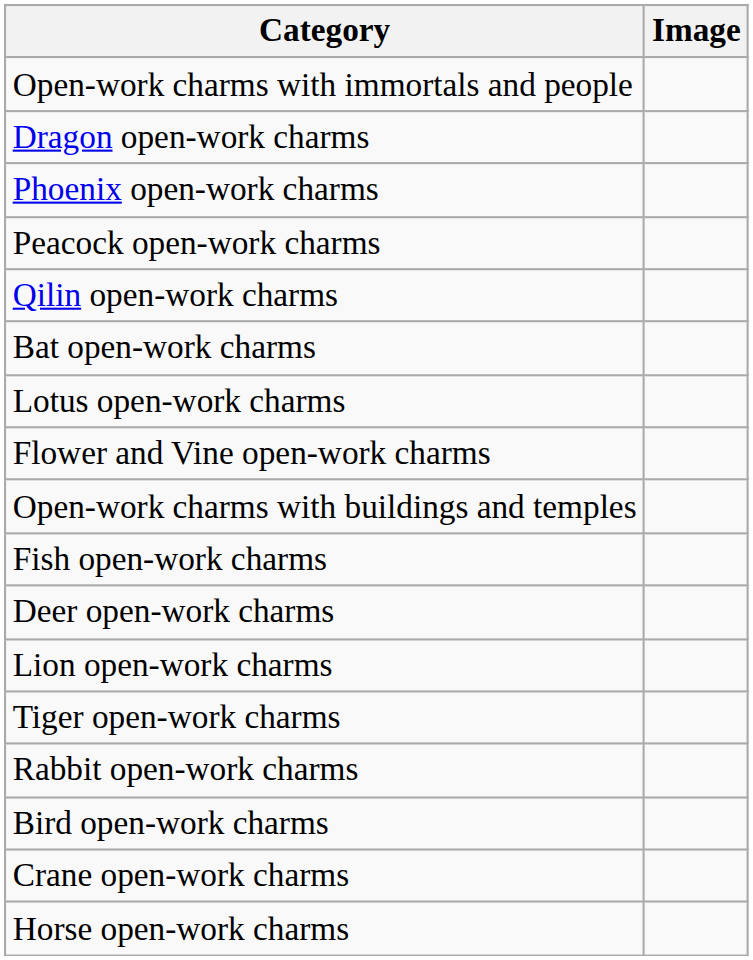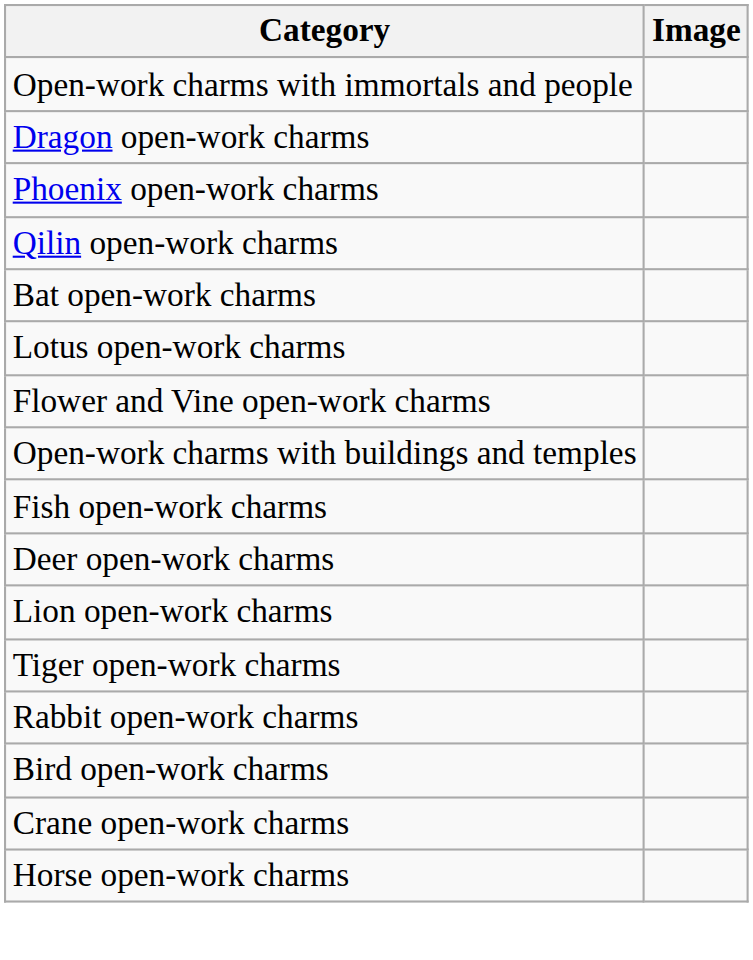- row: (197, 242)
